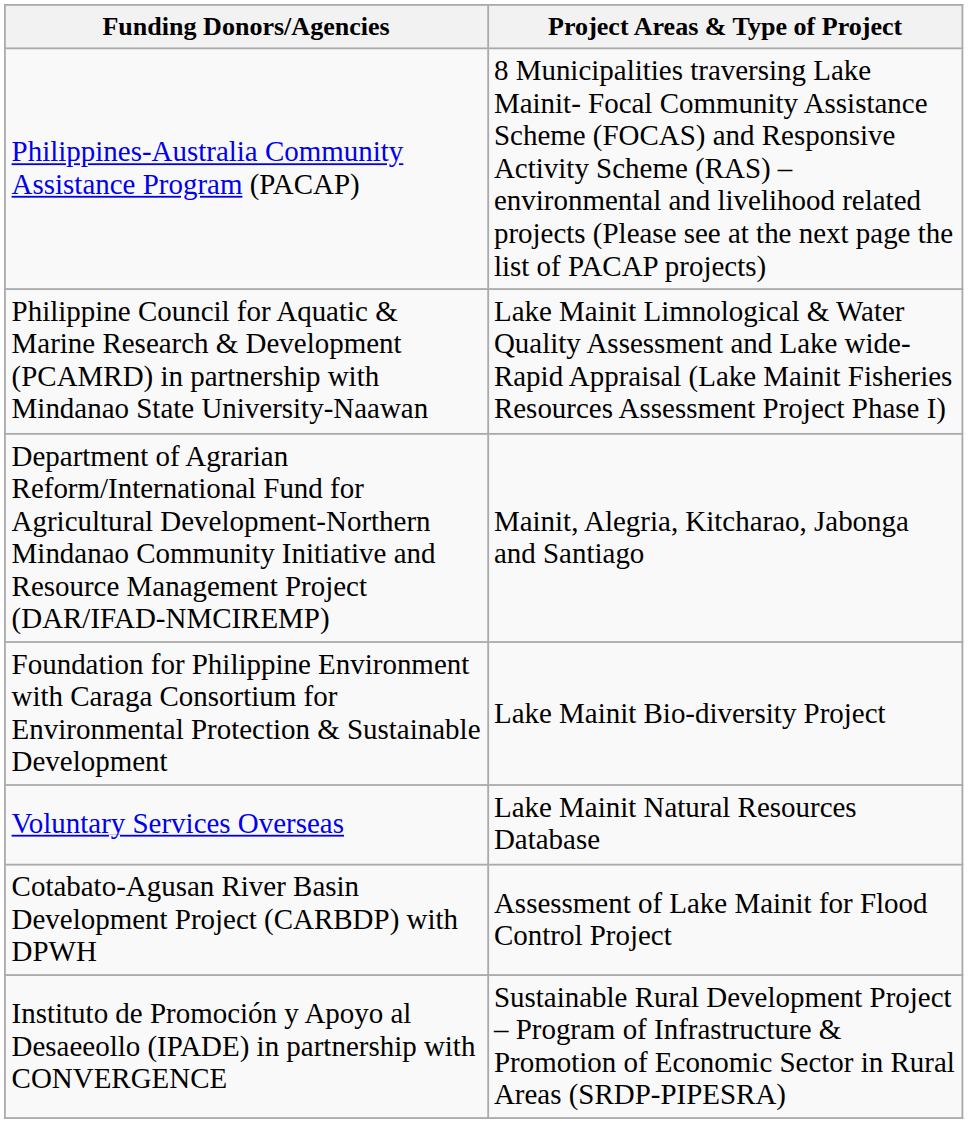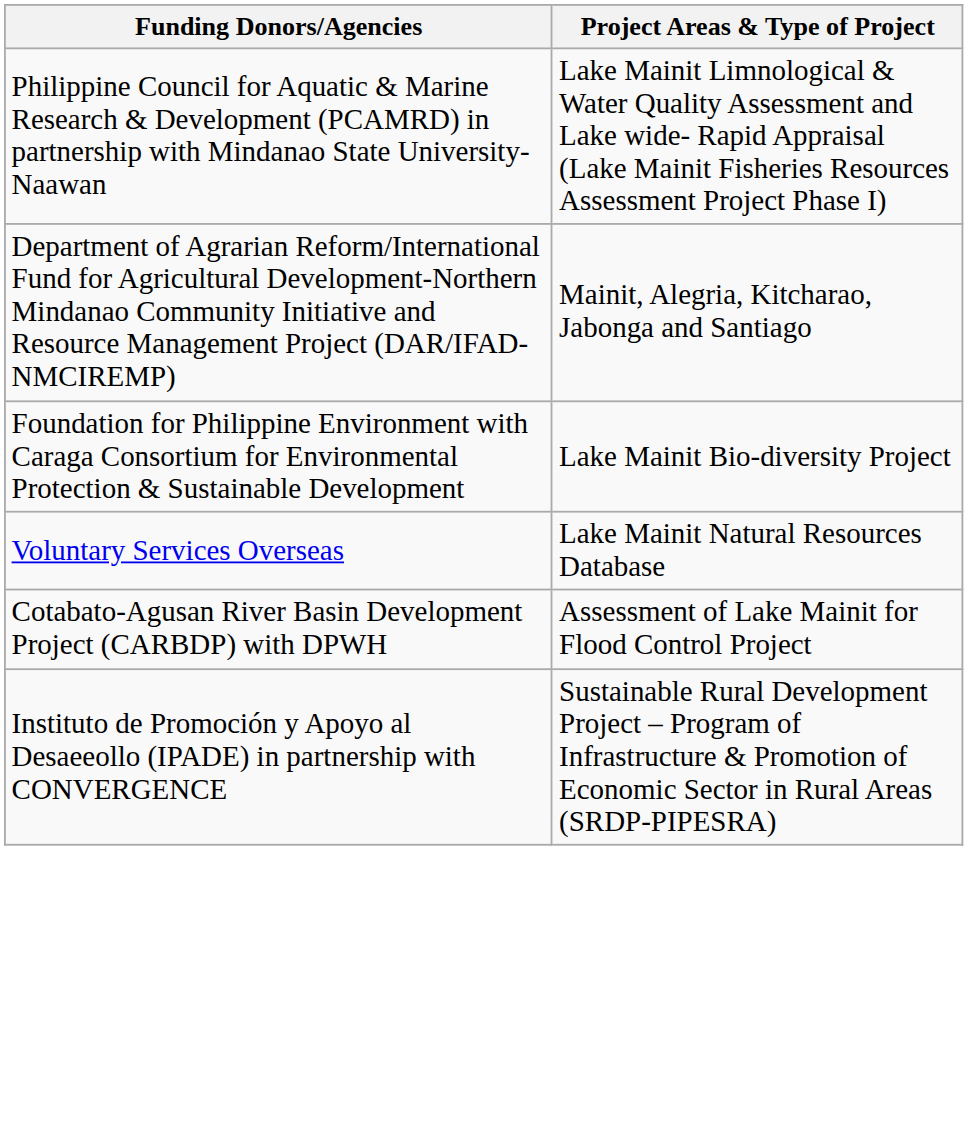- row: (207, 168)
